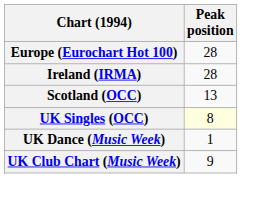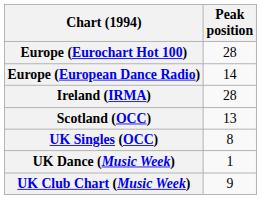+ row: (104, 74)
(210, 118) lightyellow background -> (230, 140) no background
